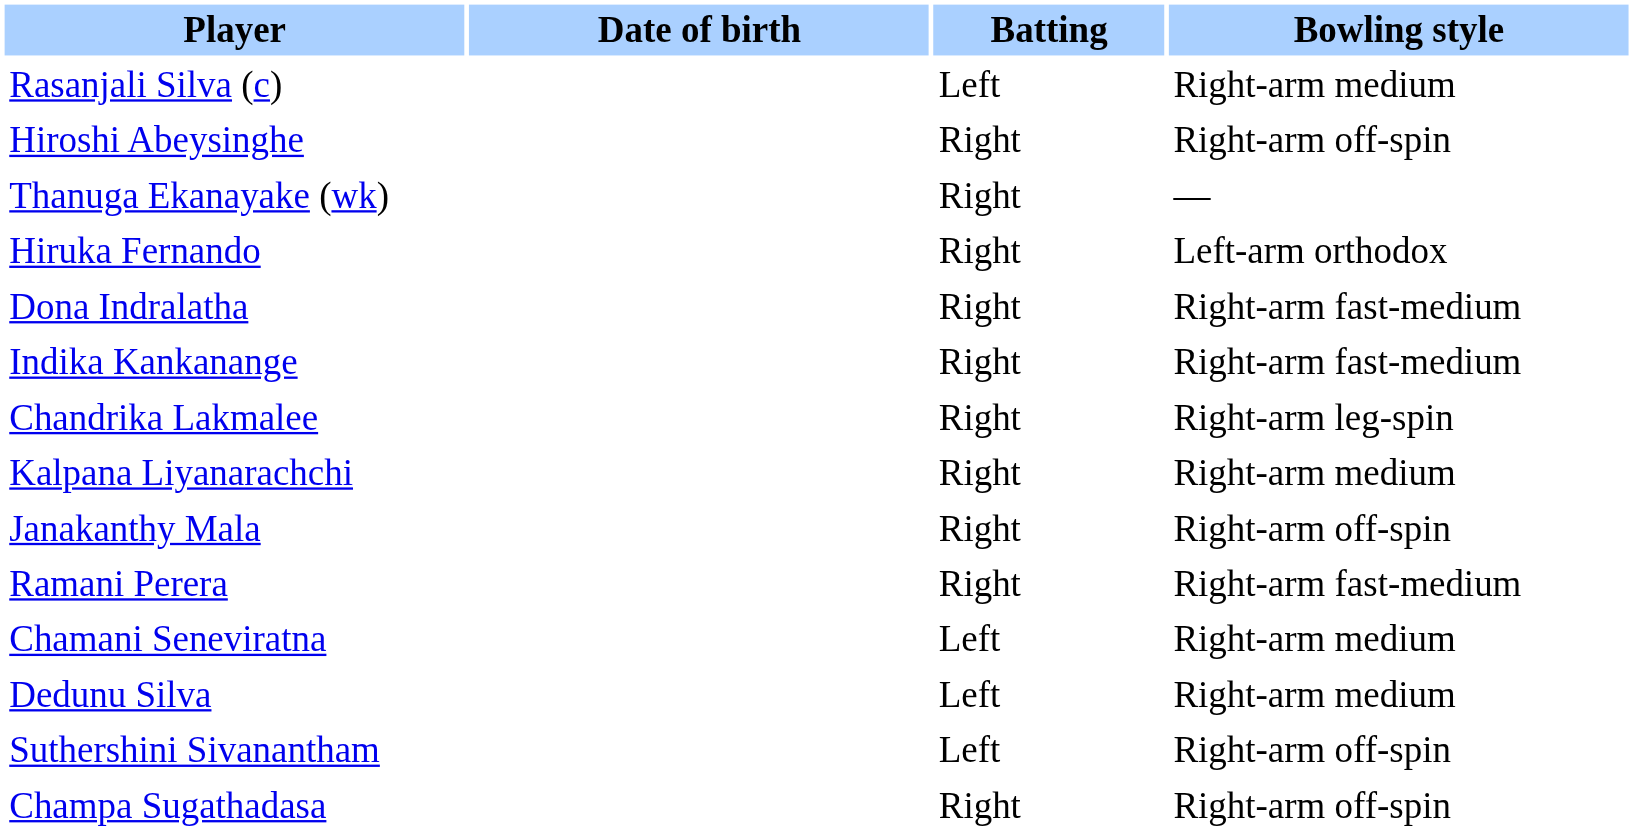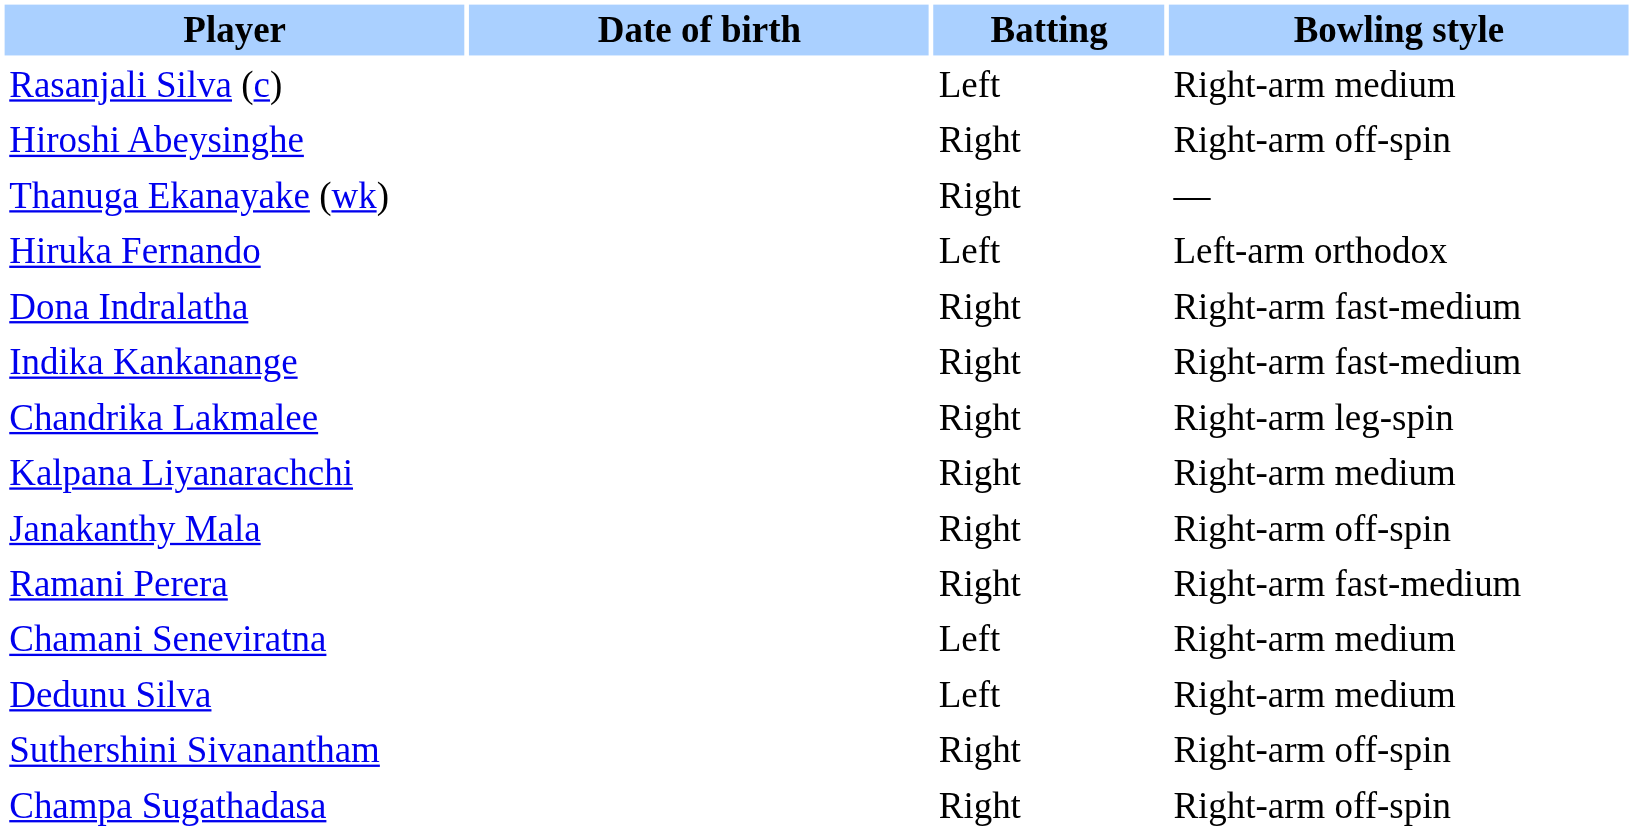(980, 251) Right -> (970, 251) Left
(970, 750) Left -> (980, 750) Right
